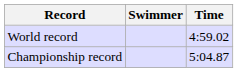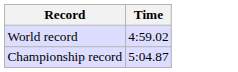- column: (156, 15)
